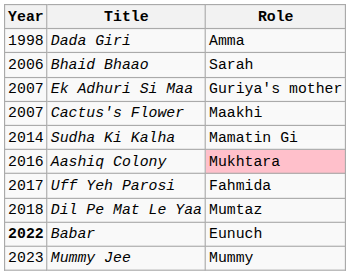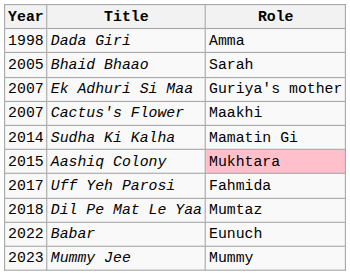(26, 65) 2006 -> (26, 65) 2005
(26, 162) 2016 -> (26, 162) 2015
(26, 234) bold -> (26, 234) normal
